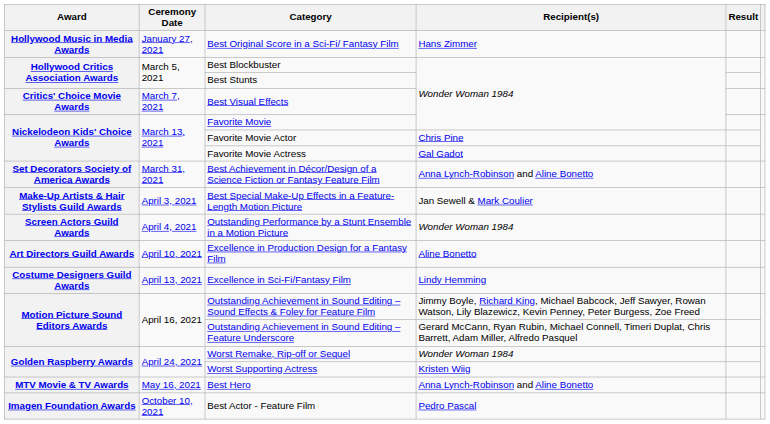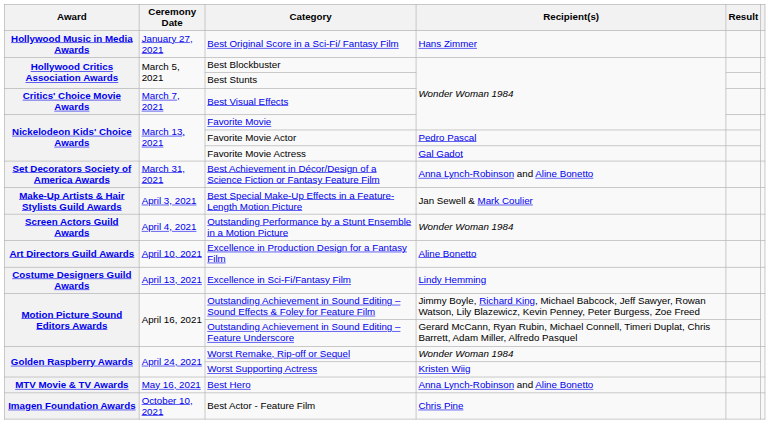(441, 138) Chris Pine -> (447, 138) Pedro Pascal
(447, 406) Pedro Pascal -> (441, 406) Chris Pine
